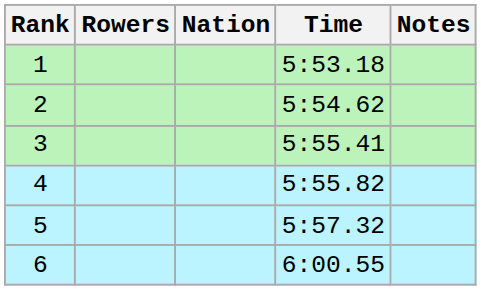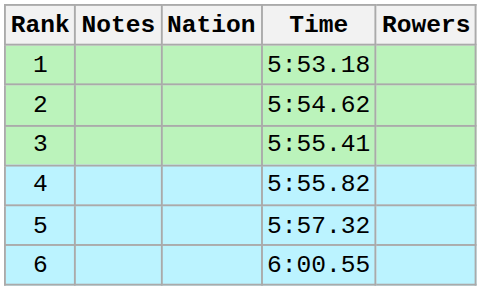columns swapped: (126, 25) <-> (434, 25)
